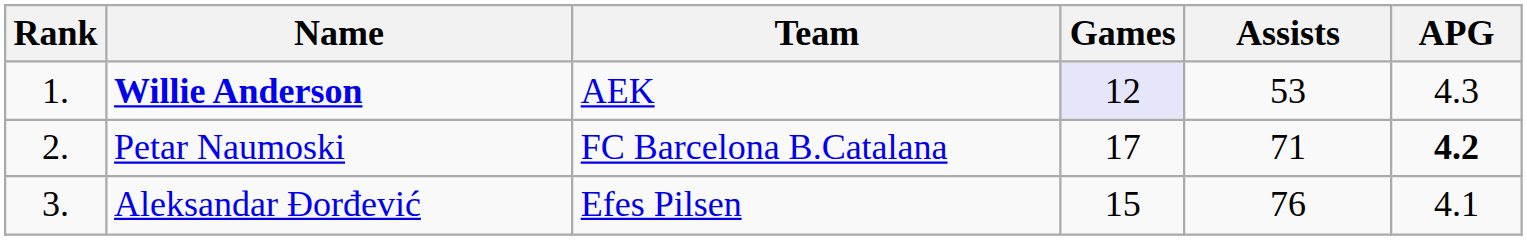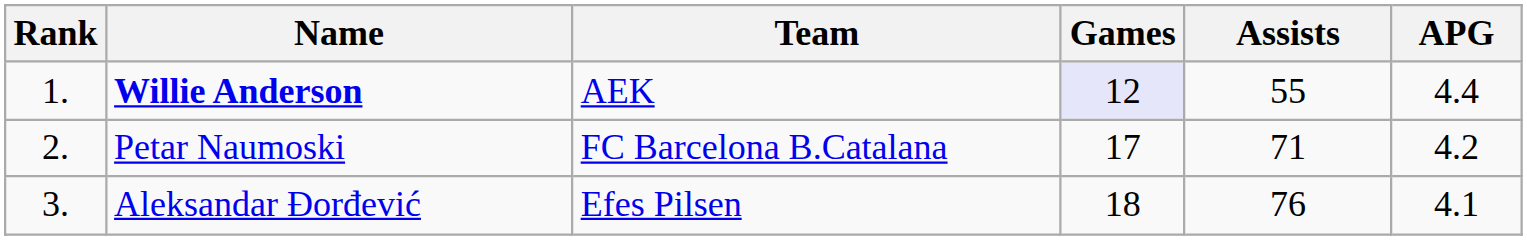(1288, 90) 53 -> (1288, 90) 55
(1456, 90) 4.3 -> (1456, 90) 4.4
(1456, 147) bold -> (1456, 147) normal
(1123, 204) 15 -> (1123, 204) 18
